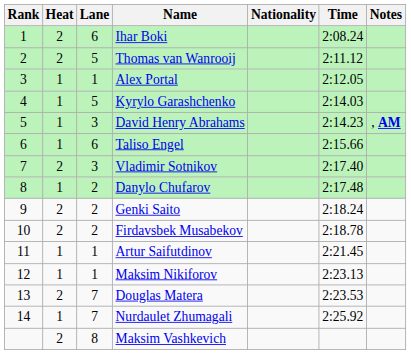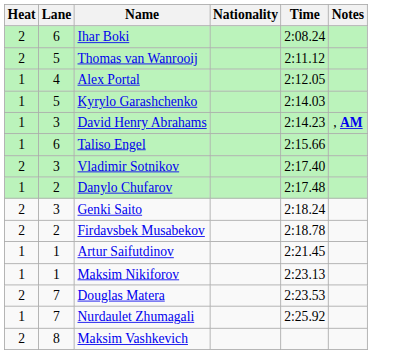- column: (23, 15)
(95, 79) 1 -> (57, 79) 4
(95, 209) 2 -> (57, 209) 3
